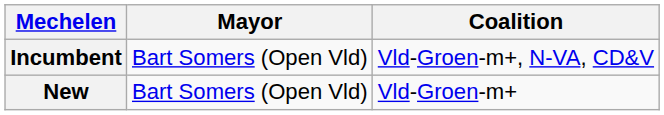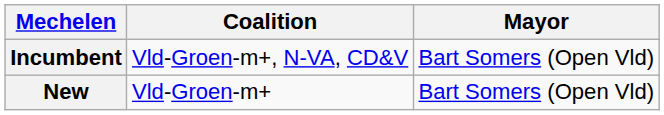columns swapped: (250, 22) <-> (516, 22)
